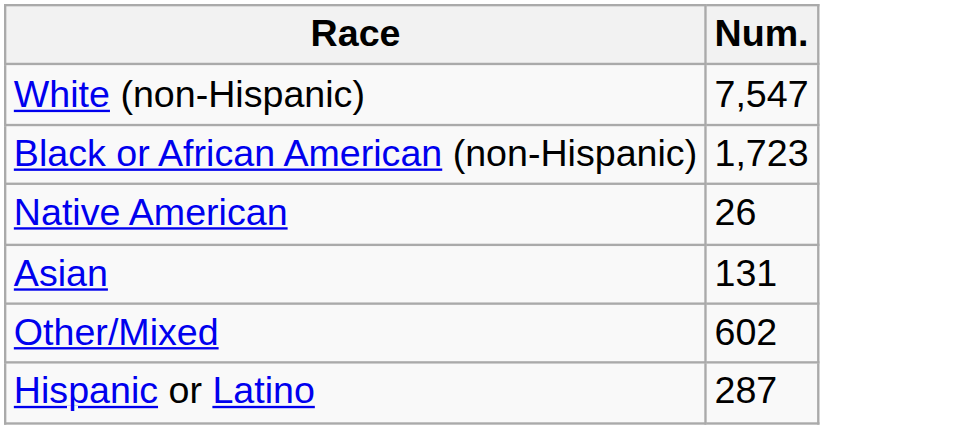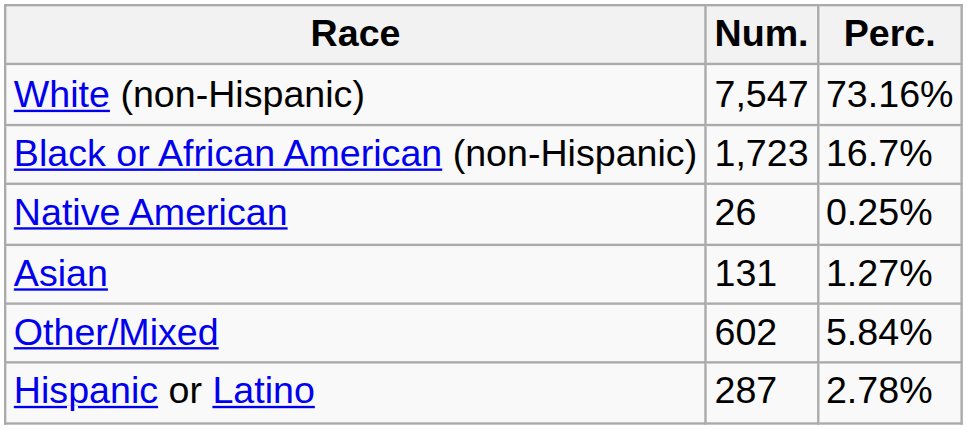+ column: (890, 34)
